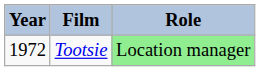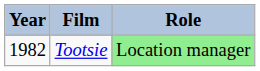(27, 50) 1972 -> (27, 50) 1982
